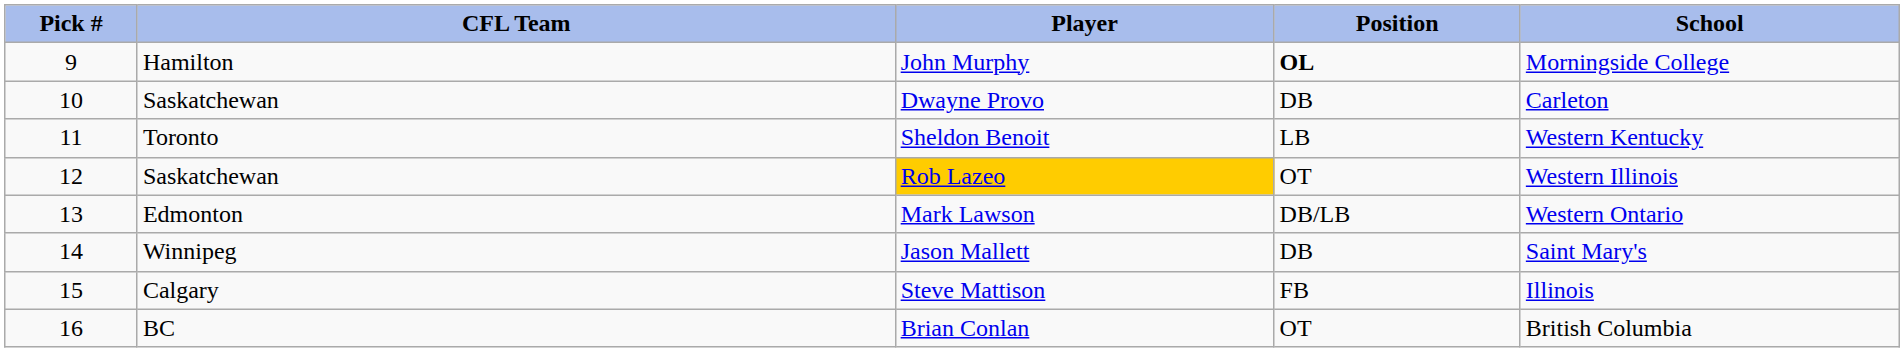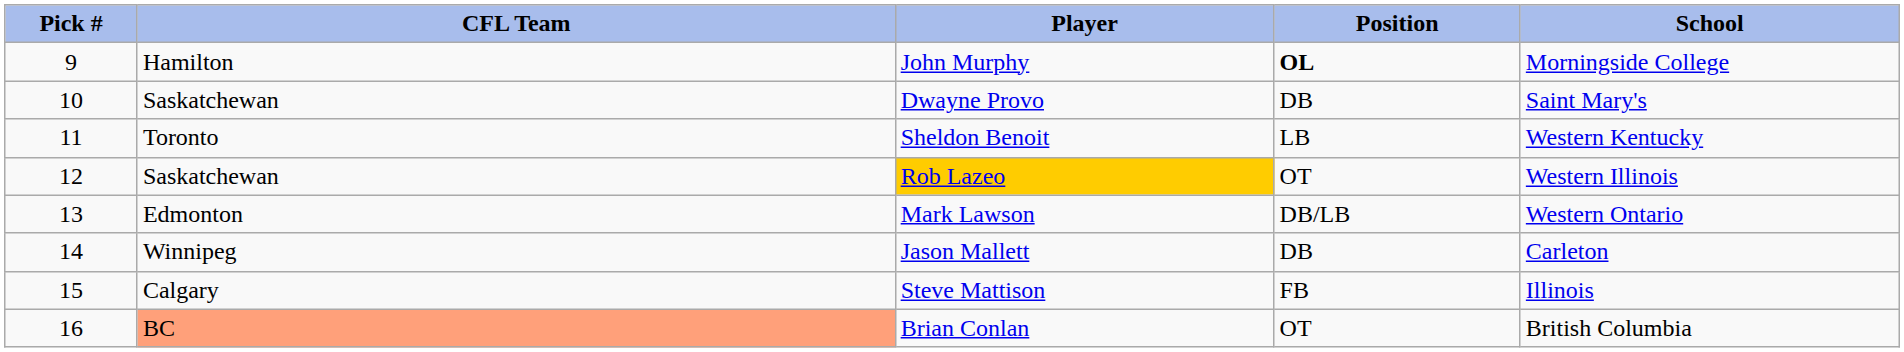(1567, 99) Carleton -> (1586, 99) Saint Mary's
(1586, 251) Saint Mary's -> (1567, 251) Carleton
(159, 328) no background -> (159, 328) lightsalmon background
